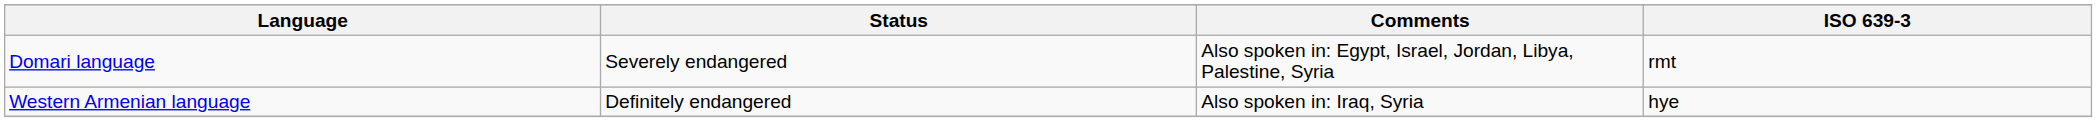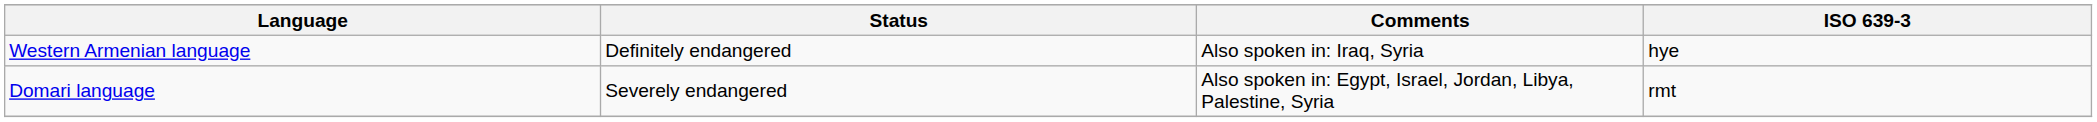rows swapped: (82, 61) <-> (130, 102)
